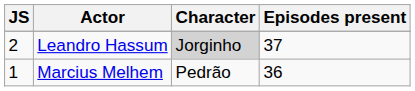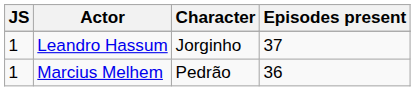(13, 45) 2 -> (13, 45) 1
(208, 45) lightgrey background -> (208, 45) no background
